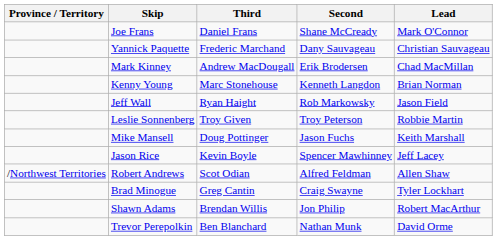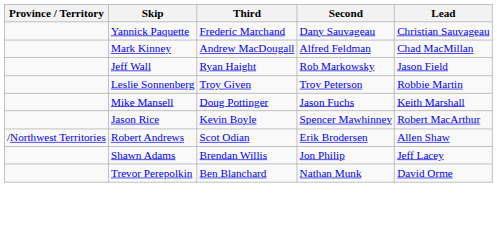- row: (132, 31)
(334, 66) Erik Brodersen -> (335, 48) Alfred Feldman
- row: (142, 84)
(421, 155) Jeff Lacey -> (439, 119) Robert MacArthur
(335, 173) Alfred Feldman -> (334, 137) Erik Brodersen
- row: (143, 191)
(439, 208) Robert MacArthur -> (421, 155) Jeff Lacey
